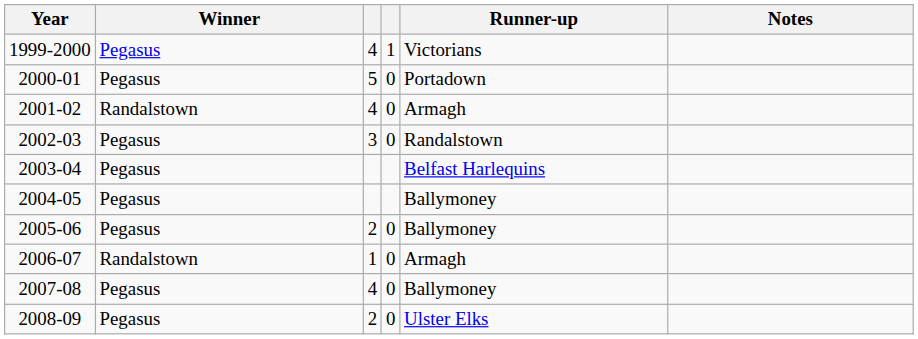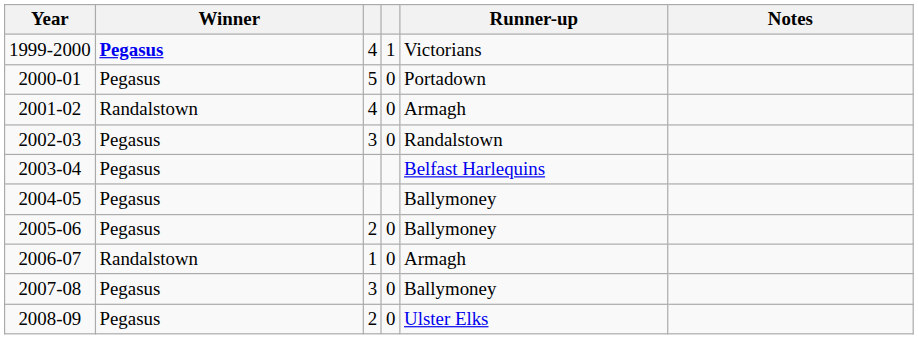(130, 49) normal -> (131, 49) bold
(372, 288) 4 -> (372, 288) 3
